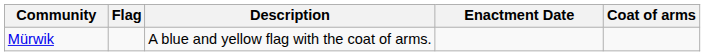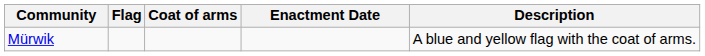columns swapped: (651, 16) <-> (290, 16)
